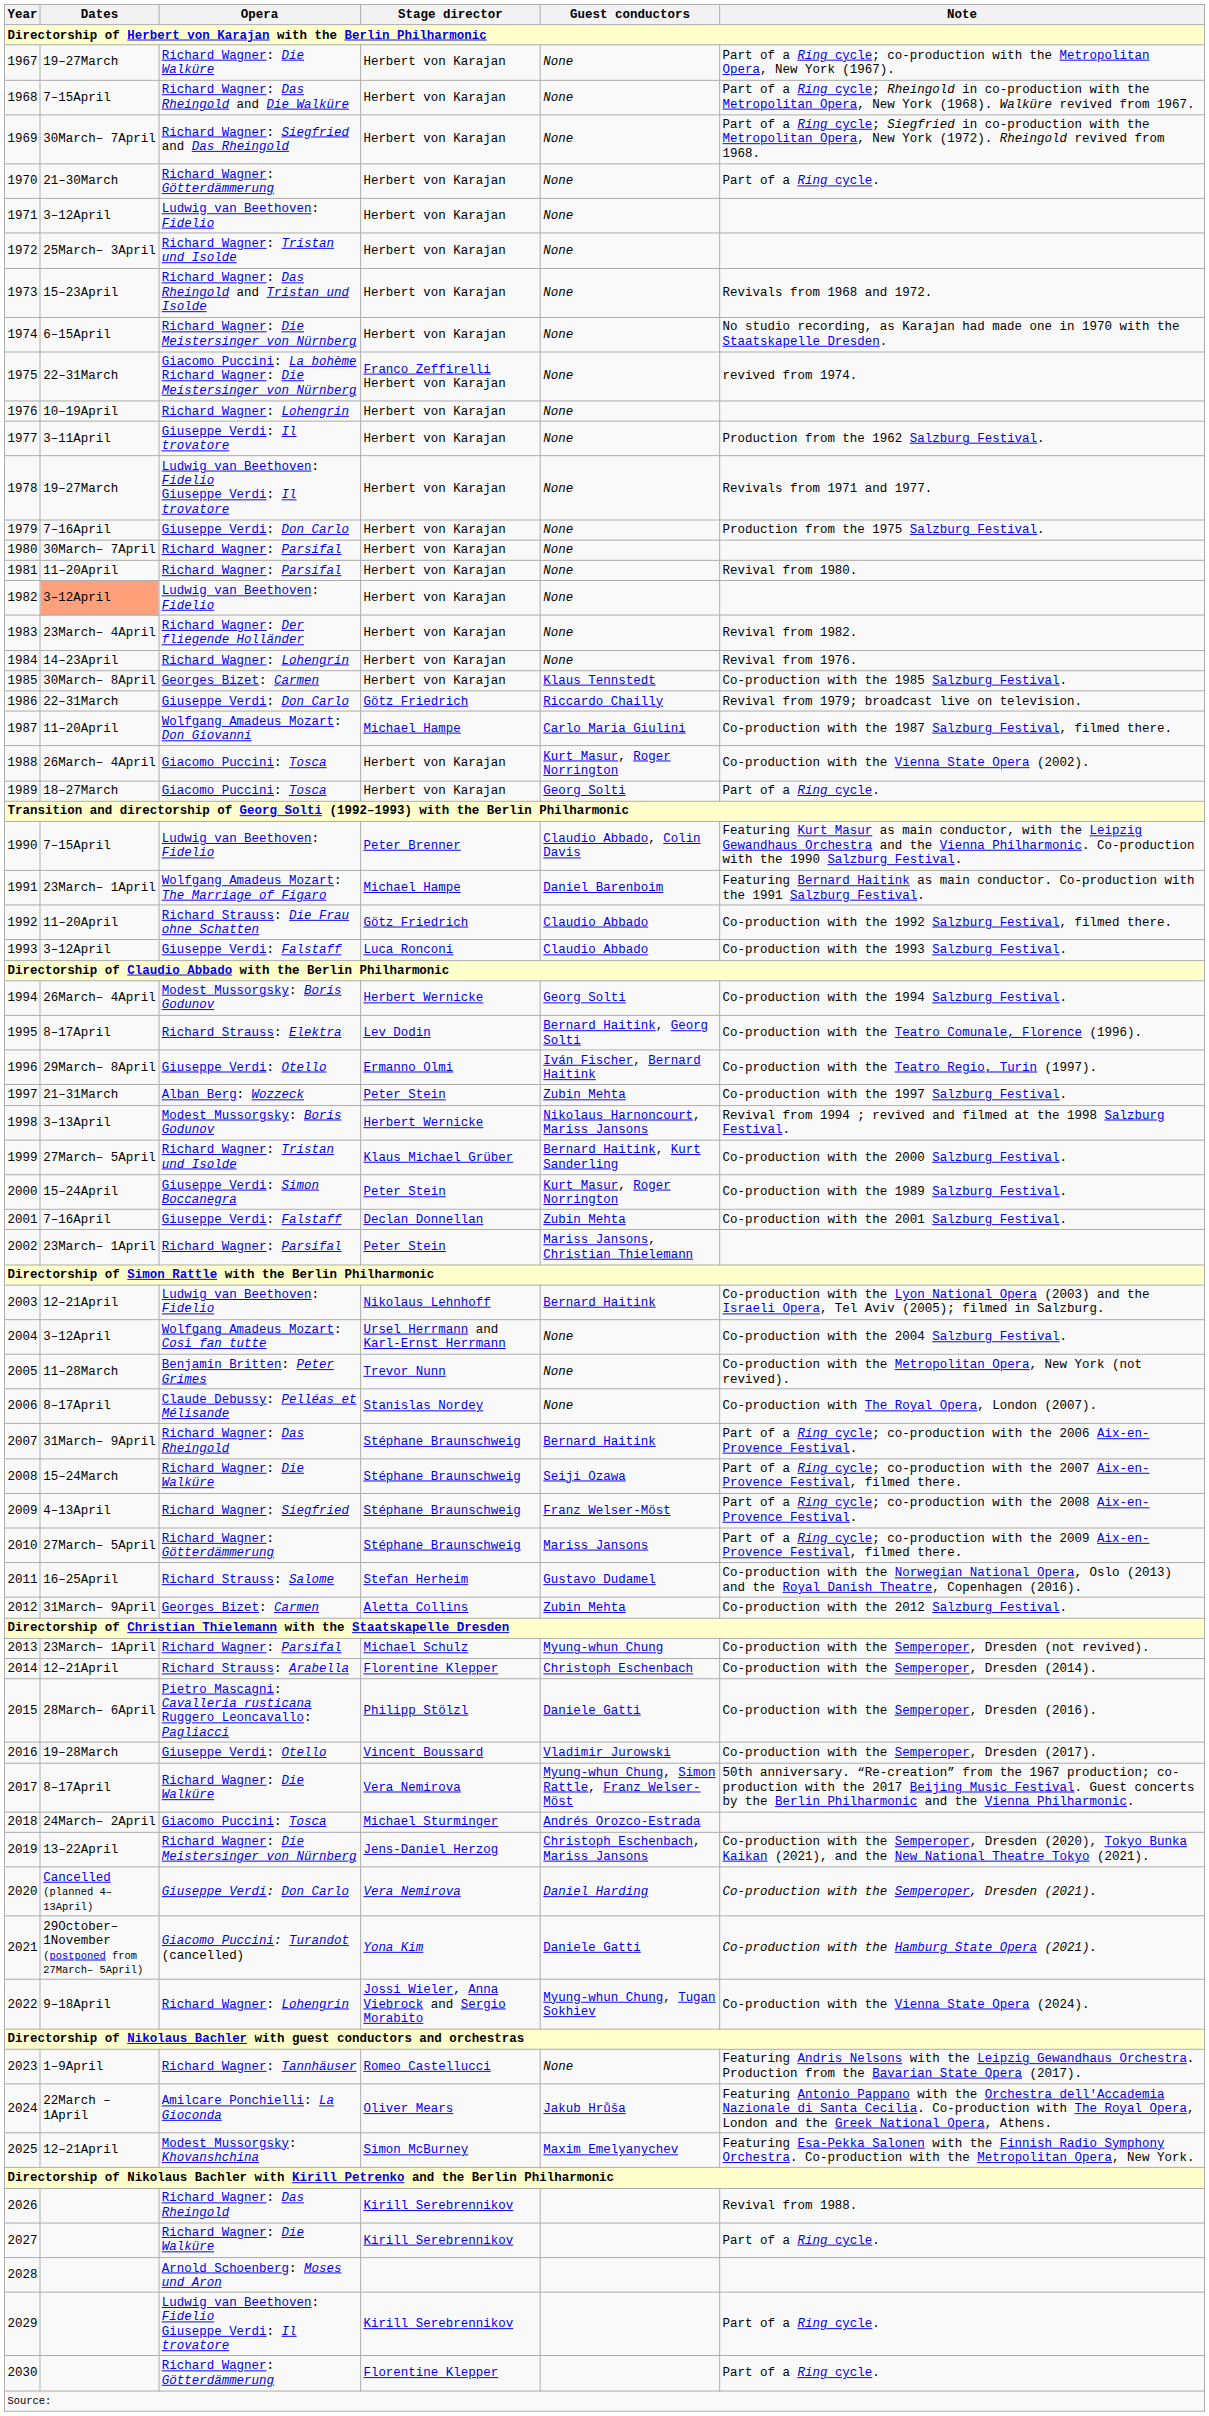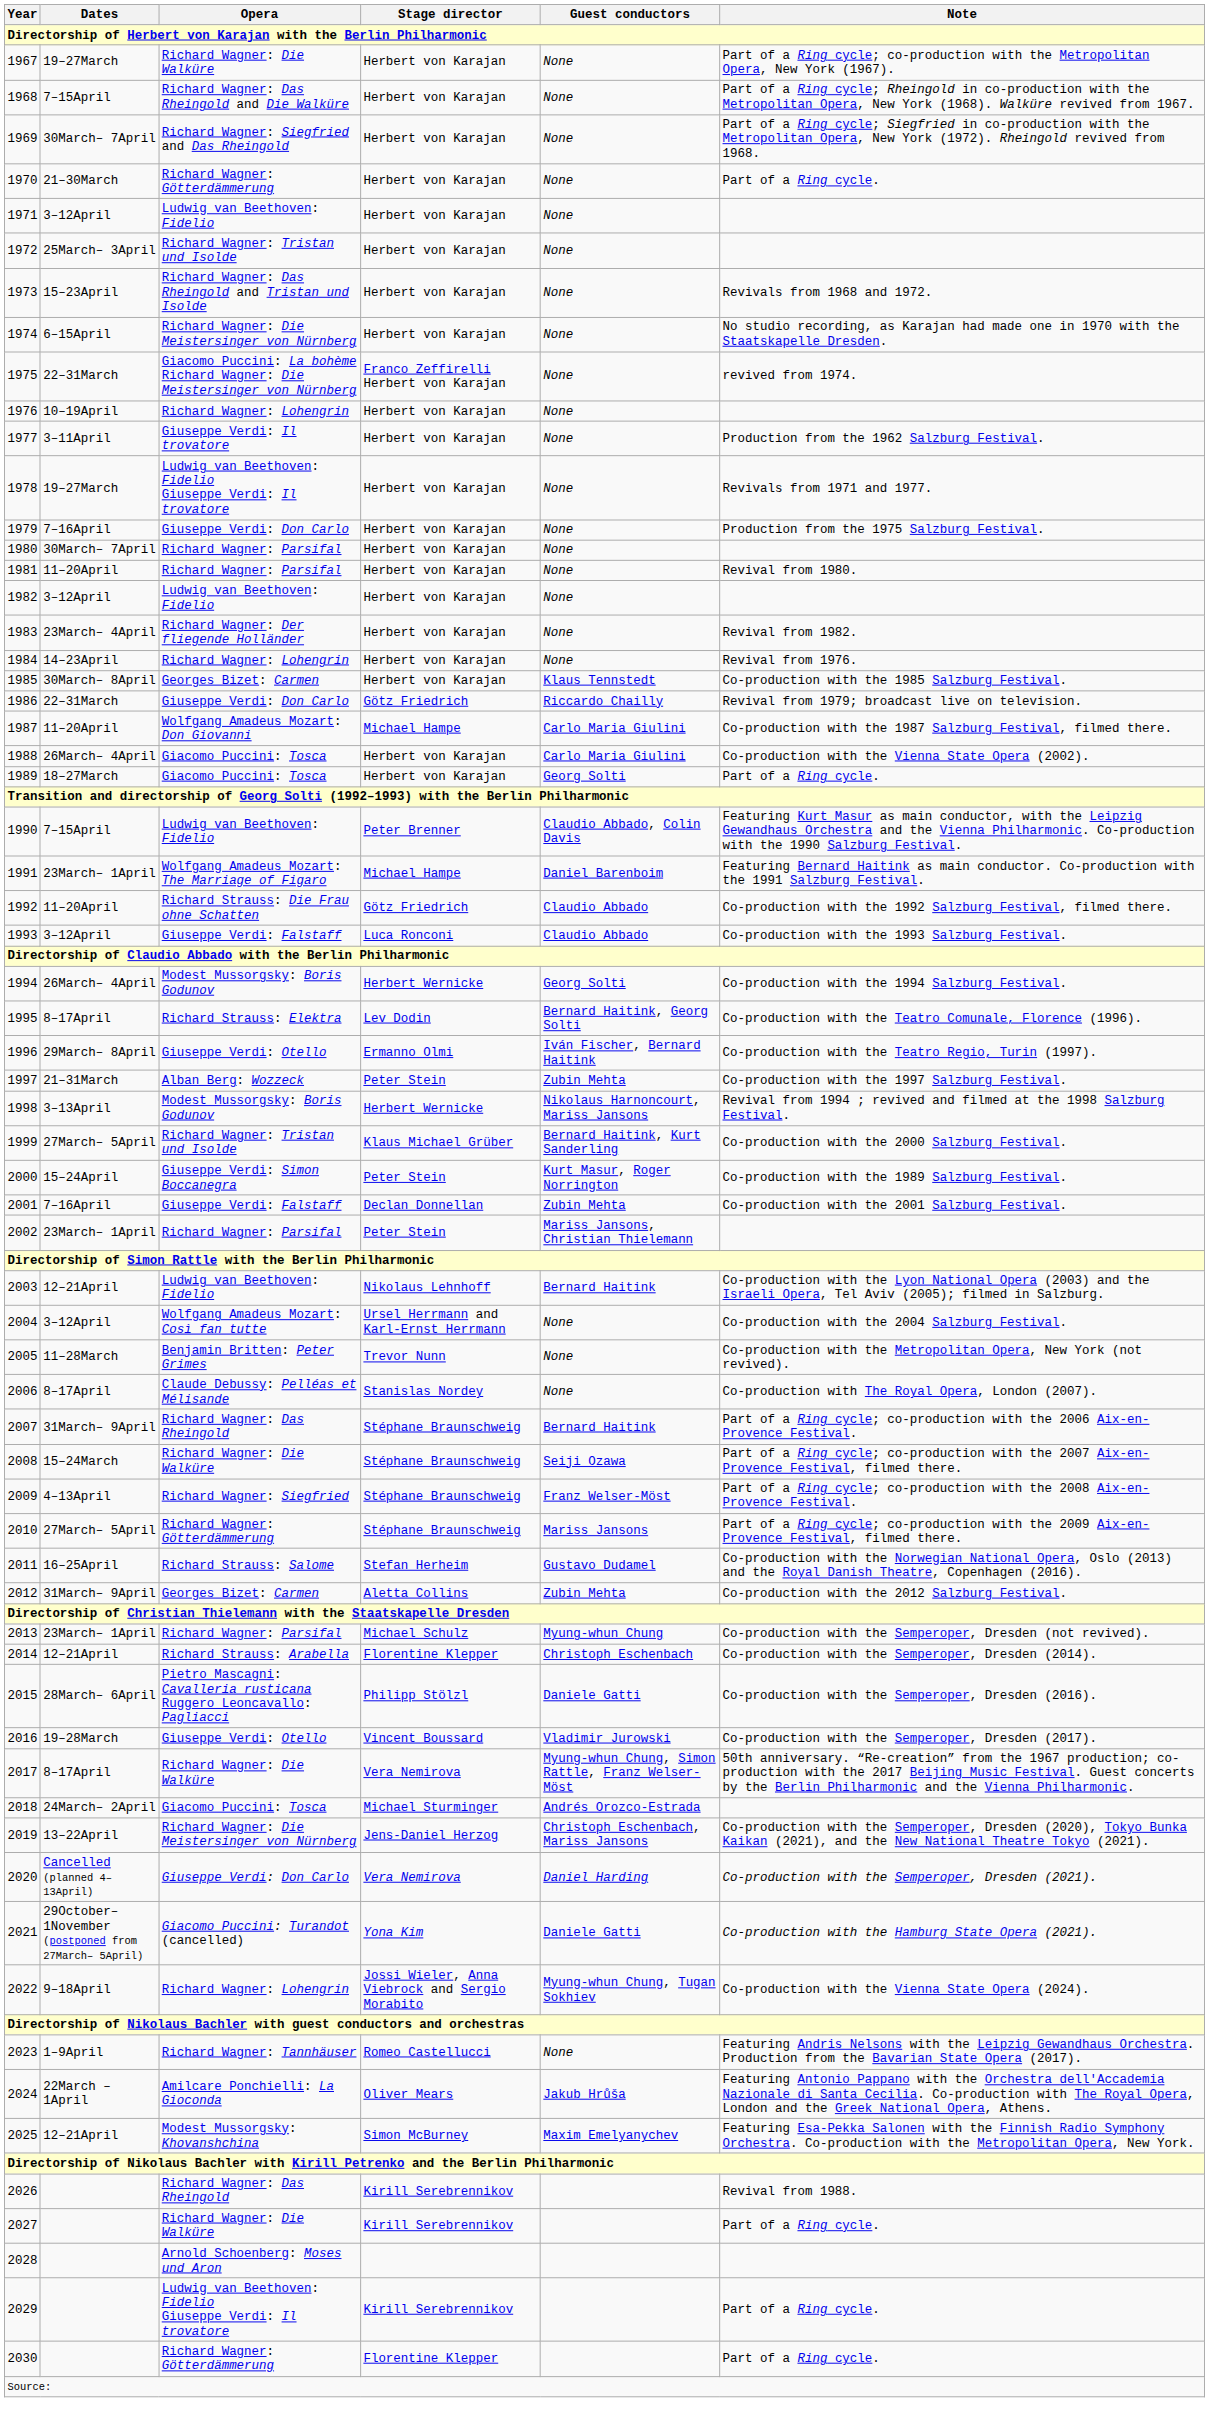(77, 598) lightsalmon background -> (77, 598) no background
(607, 763) Kurt Masur, Roger Norrington -> (614, 756) Carlo Maria Giulini
